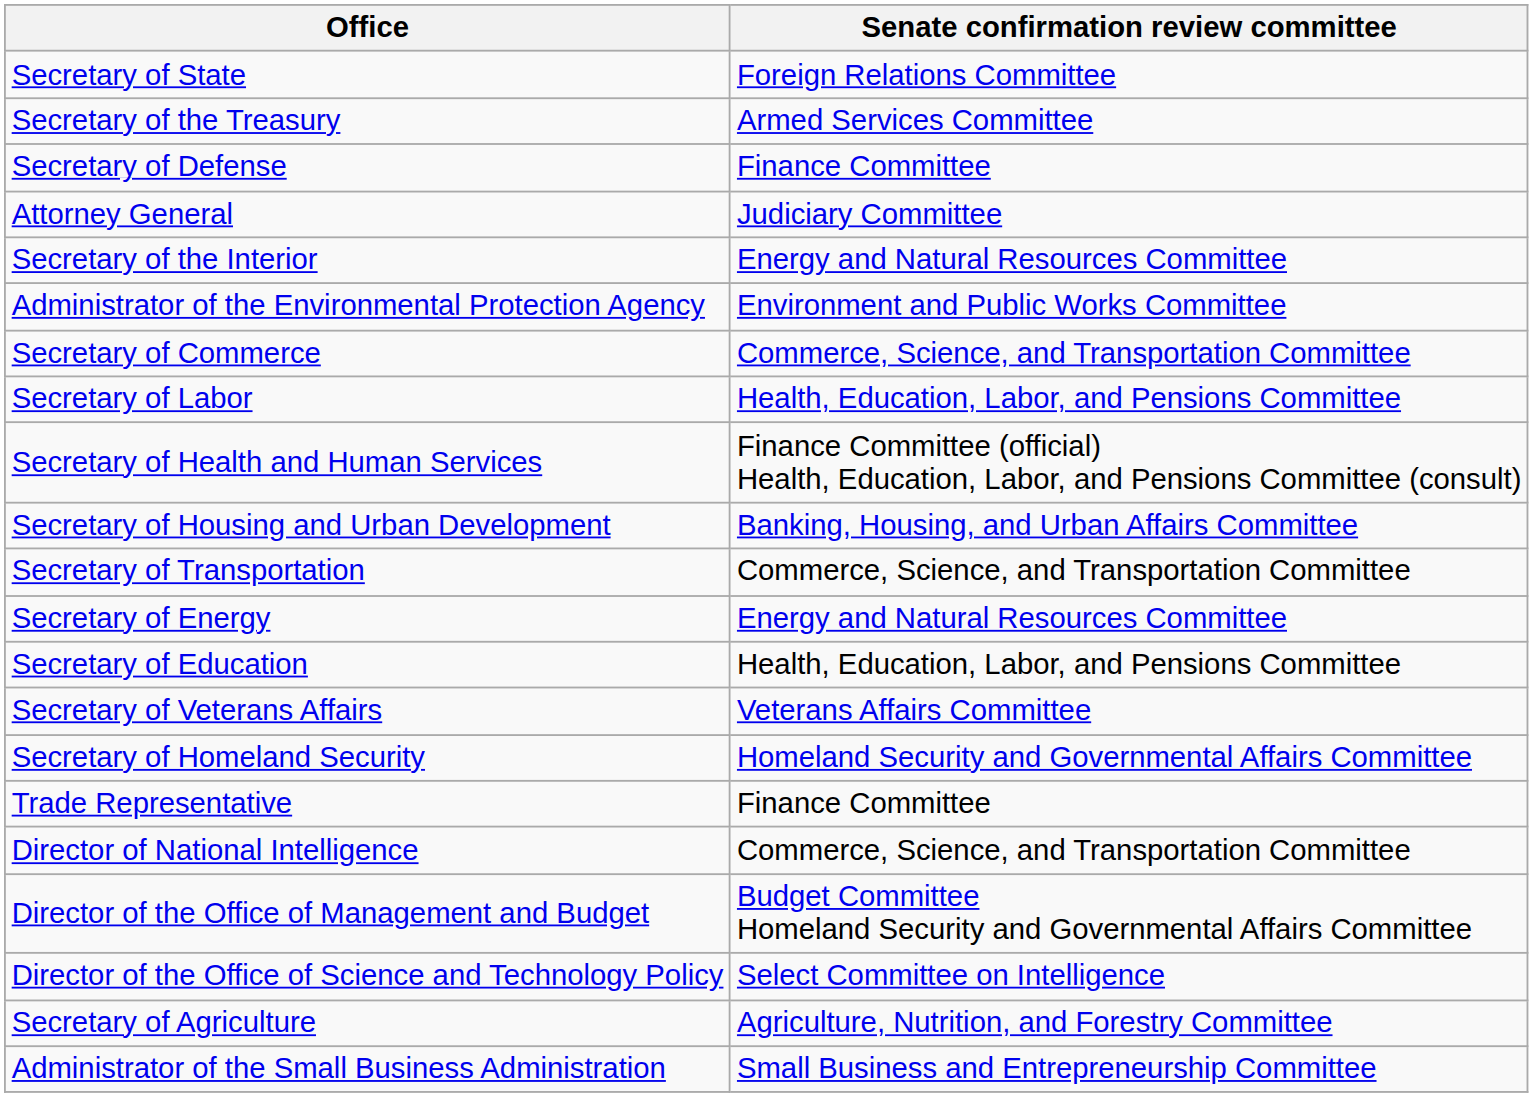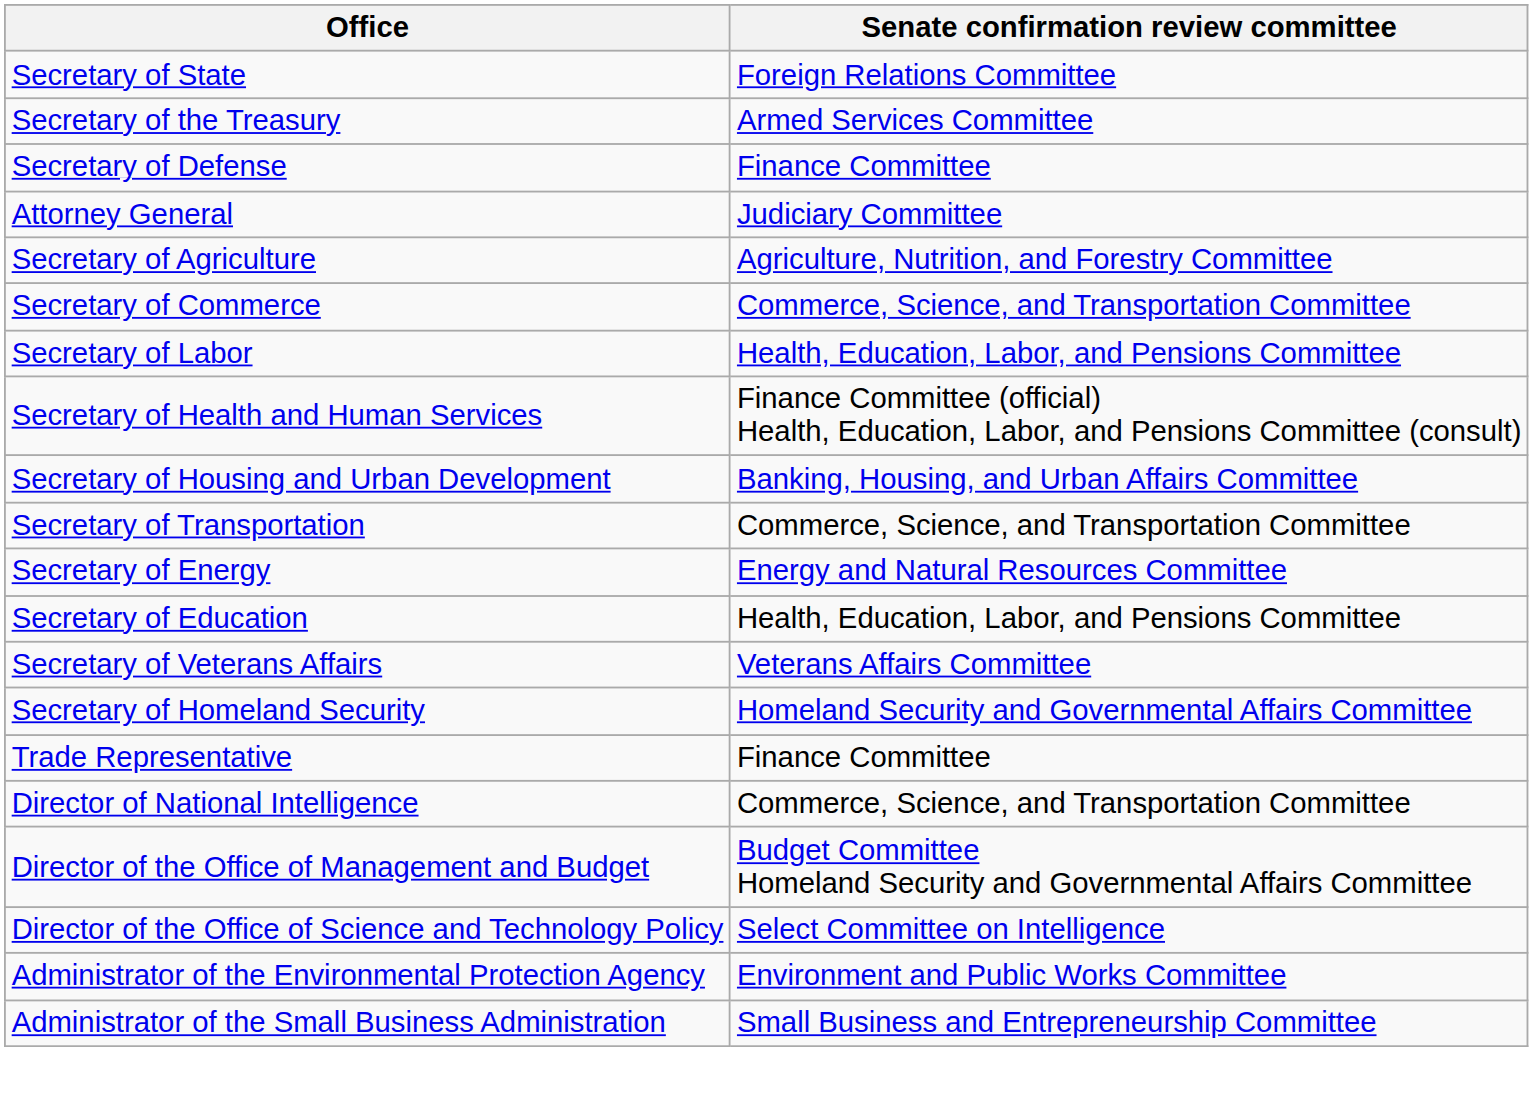- row: (165, 259)
rows swapped: (164, 1022) <-> (358, 306)
